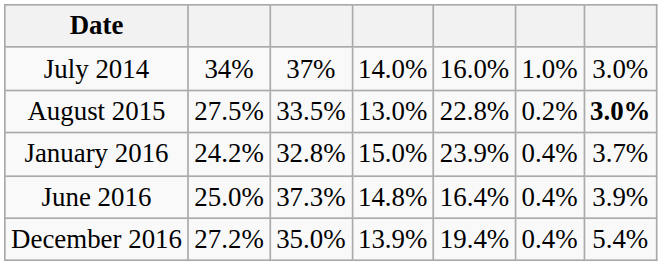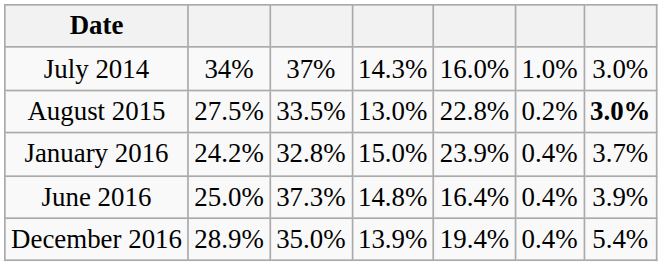(393, 68) 14.0% -> (393, 68) 14.3%
(229, 238) 27.2% -> (229, 238) 28.9%
